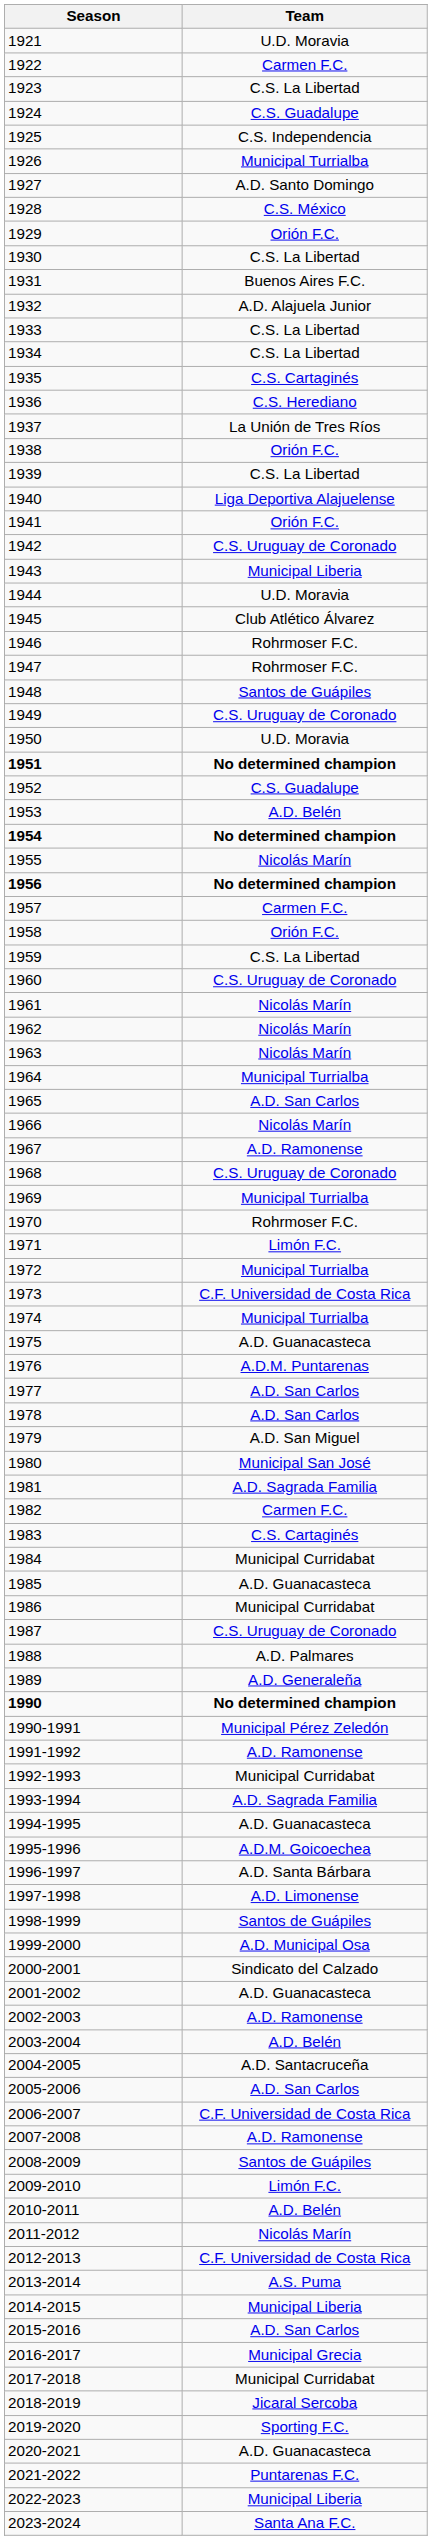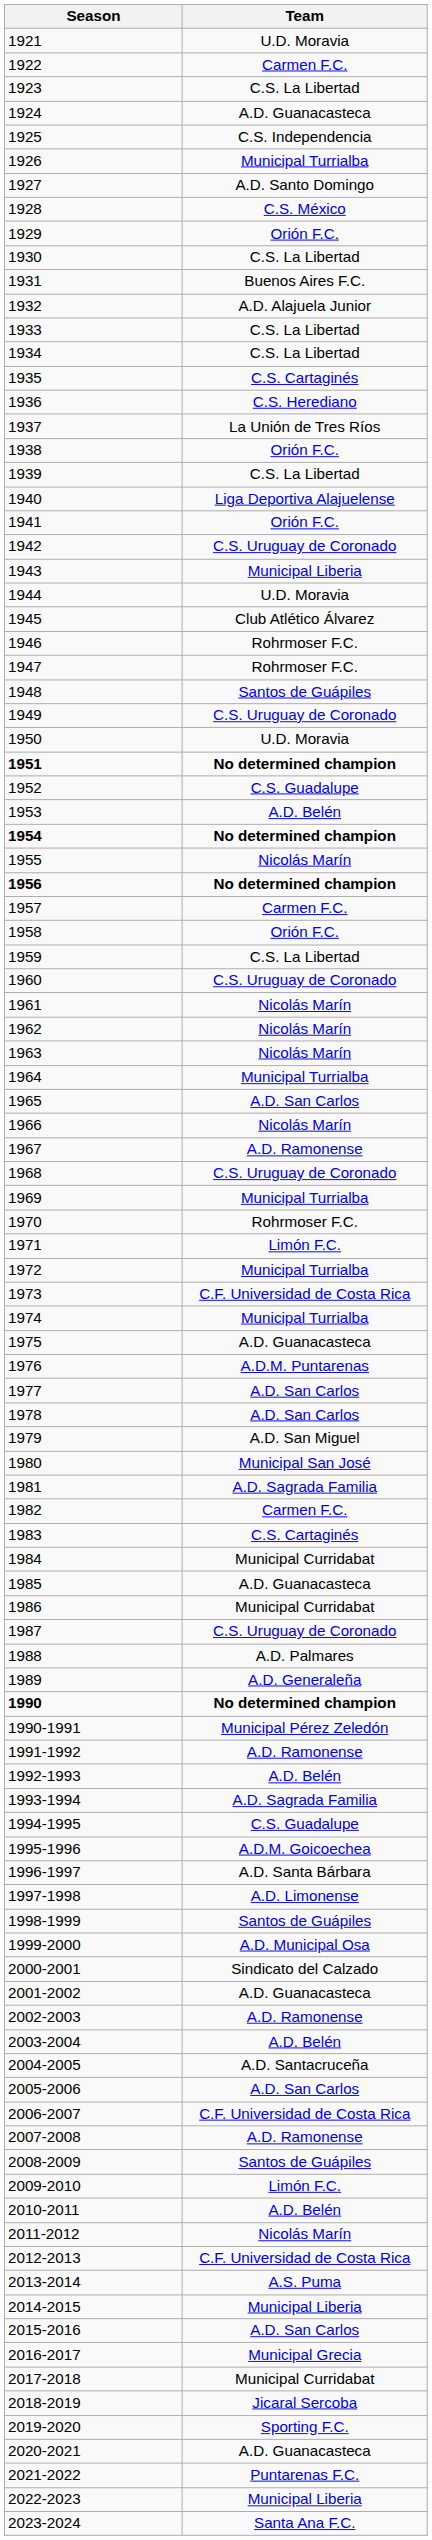(305, 112) C.S. Guadalupe -> (305, 112) A.D. Guanacasteca
(305, 1776) Municipal Curridabat -> (305, 1776) A.D. Belén
(305, 1824) A.D. Guanacasteca -> (305, 1824) C.S. Guadalupe
